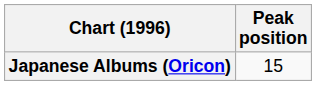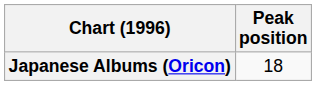(273, 66) 15 -> (273, 66) 18
